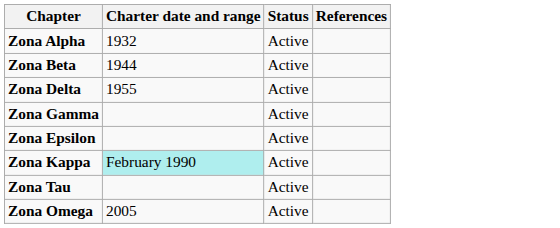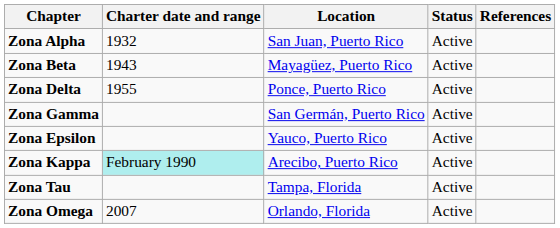+ column: (346, 16)
(121, 65) 1944 -> (121, 65) 1943
(121, 211) 2005 -> (121, 211) 2007
